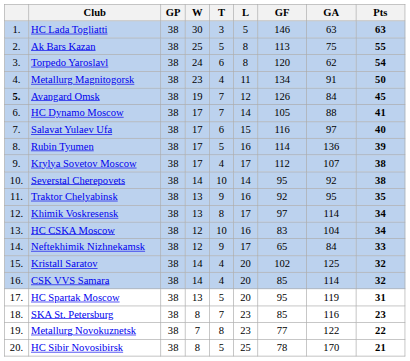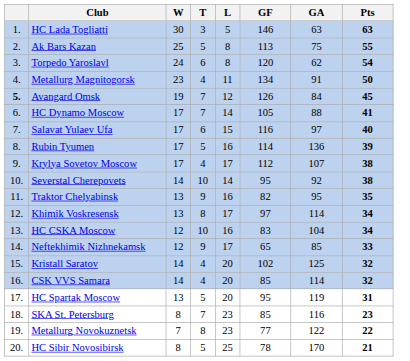- column: (173, 12)
(282, 197) 92 -> (265, 197) 82
(331, 247) 84 -> (316, 247) 85
